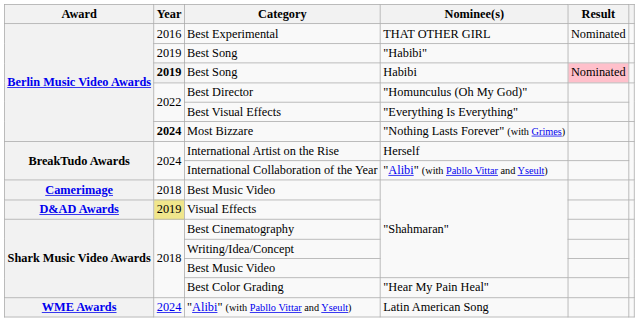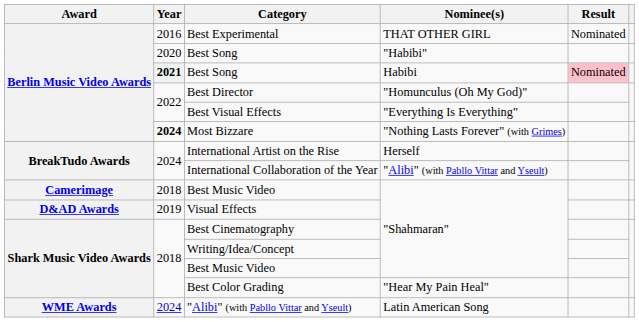(169, 53) 2019 -> (169, 53) 2020
(169, 72) 2019 -> (169, 72) 2021
(169, 209) khaki background -> (169, 209) no background
